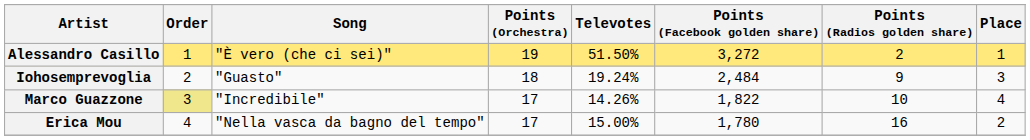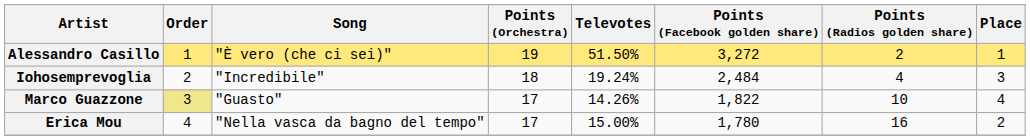(249, 78) "Guasto" -> (270, 78) "Incredibile"
(900, 78) 9 -> (900, 78) 4
(270, 101) "Incredibile" -> (249, 101) "Guasto"
